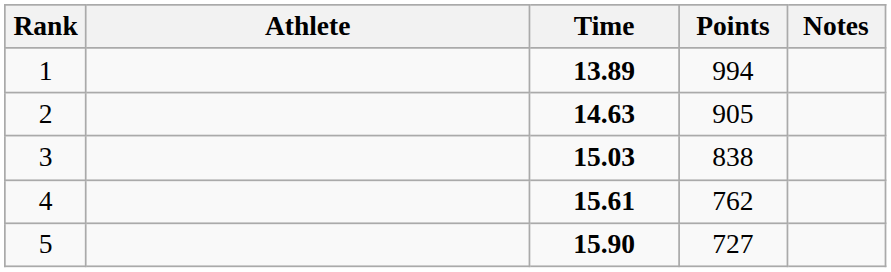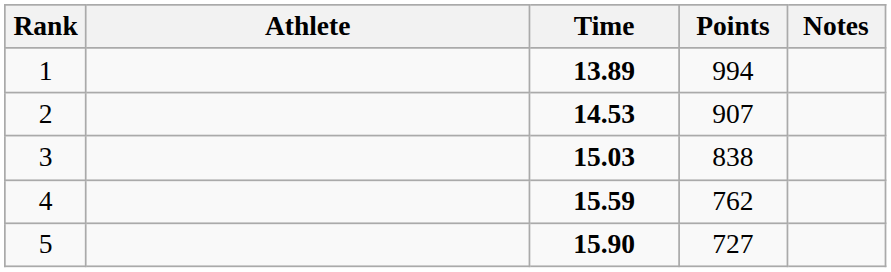(604, 113) 14.63 -> (604, 113) 14.53
(733, 113) 905 -> (733, 113) 907
(604, 200) 15.61 -> (604, 200) 15.59
